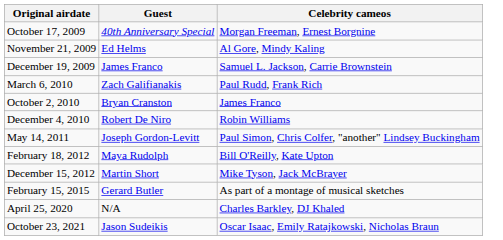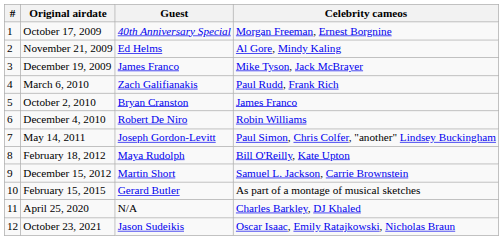+ column: (13, 13)
(306, 66) Samuel L. Jackson, Carrie Brownstein -> (299, 66) Mike Tyson, Jack McBrayer
(283, 173) Mike Tyson, Jack McBrayer -> (322, 173) Samuel L. Jackson, Carrie Brownstein
